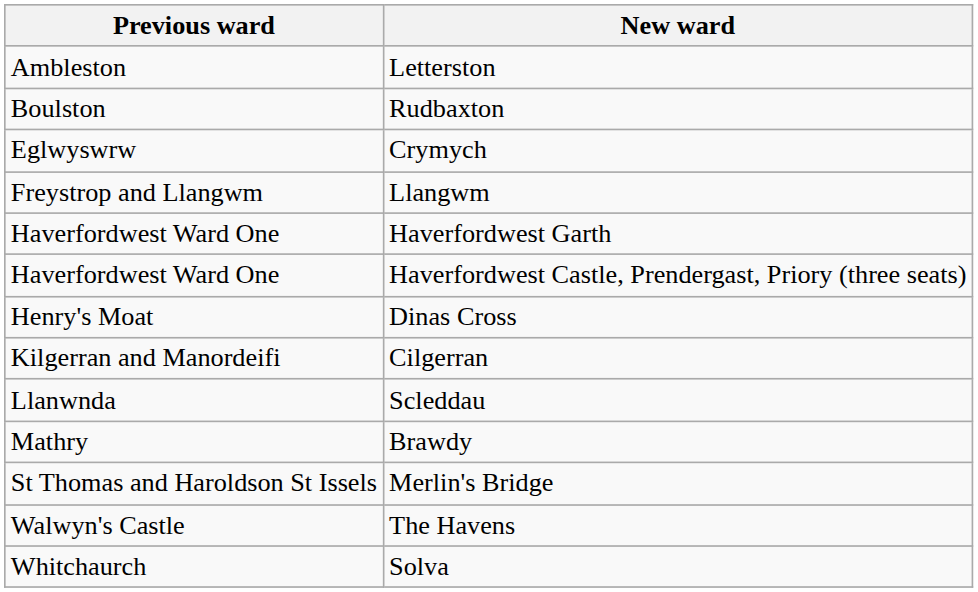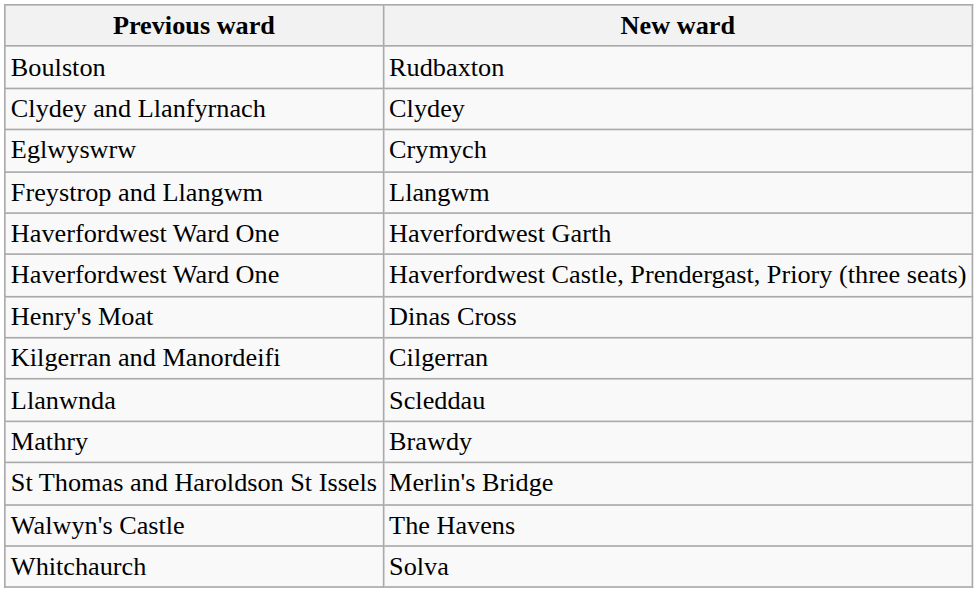- row: (442, 66)
+ row: (427, 108)
